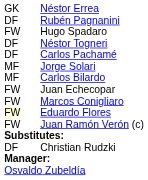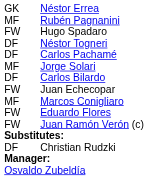(11, 20) DF -> (12, 20) MF
(12, 78) MF -> (11, 78) DF
(12, 101) FW -> (12, 101) MF
(12, 112) lightyellow background -> (12, 112) no background
